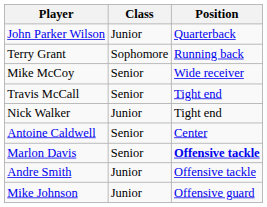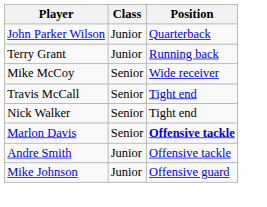(140, 53) Sophomore -> (126, 53) Junior
(126, 113) Junior -> (127, 113) Senior
- row: (51, 133)
